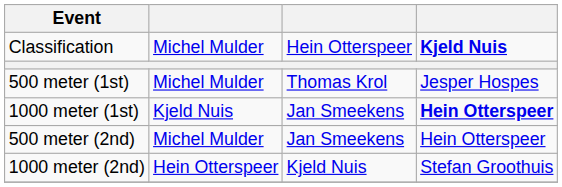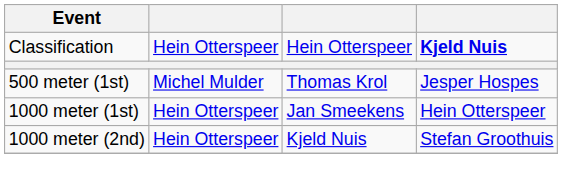(208, 46) Michel Mulder -> (216, 46) Hein Otterspeer
(193, 111) Kjeld Nuis -> (216, 111) Hein Otterspeer
(487, 111) bold -> (483, 111) normal
- row: (72, 139)
